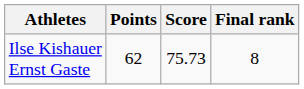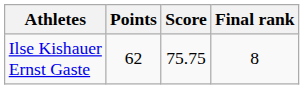(186, 58) 75.73 -> (186, 58) 75.75
